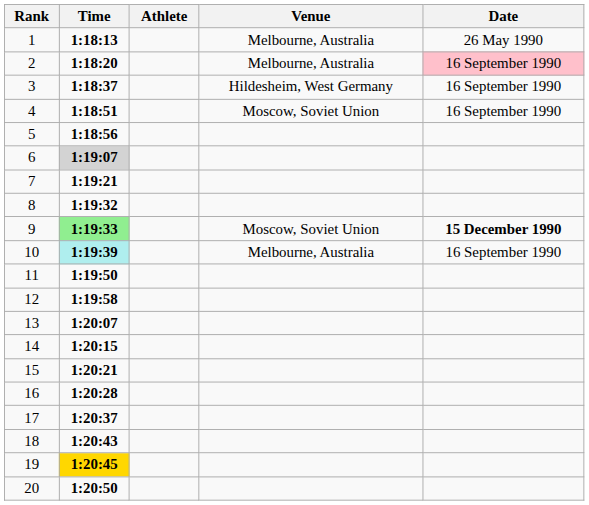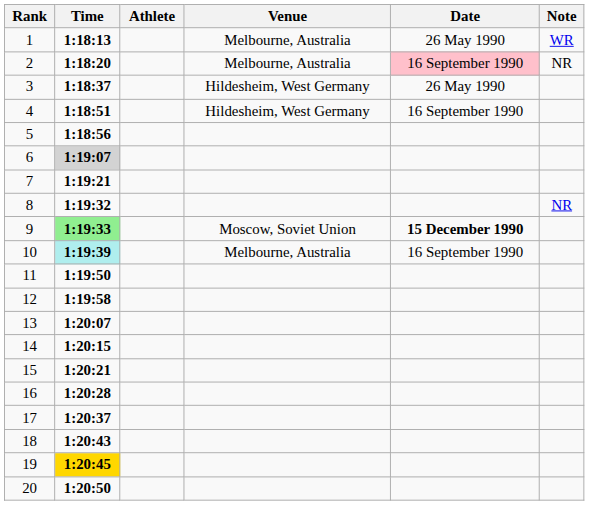+ column: (562, 16)
(503, 87) 16 September 1990 -> (465, 87) 26 May 1990
(311, 110) Moscow, Soviet Union -> (287, 110) Hildesheim, West Germany
